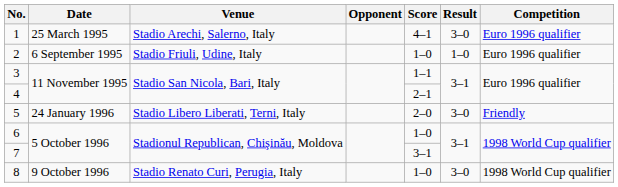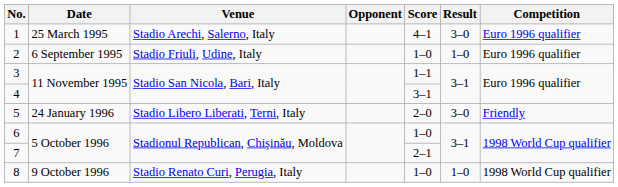(422, 93) 2–1 -> (422, 93) 3–1
(422, 152) 3–1 -> (422, 152) 2–1
(460, 172) 3–0 -> (460, 172) 1–0
